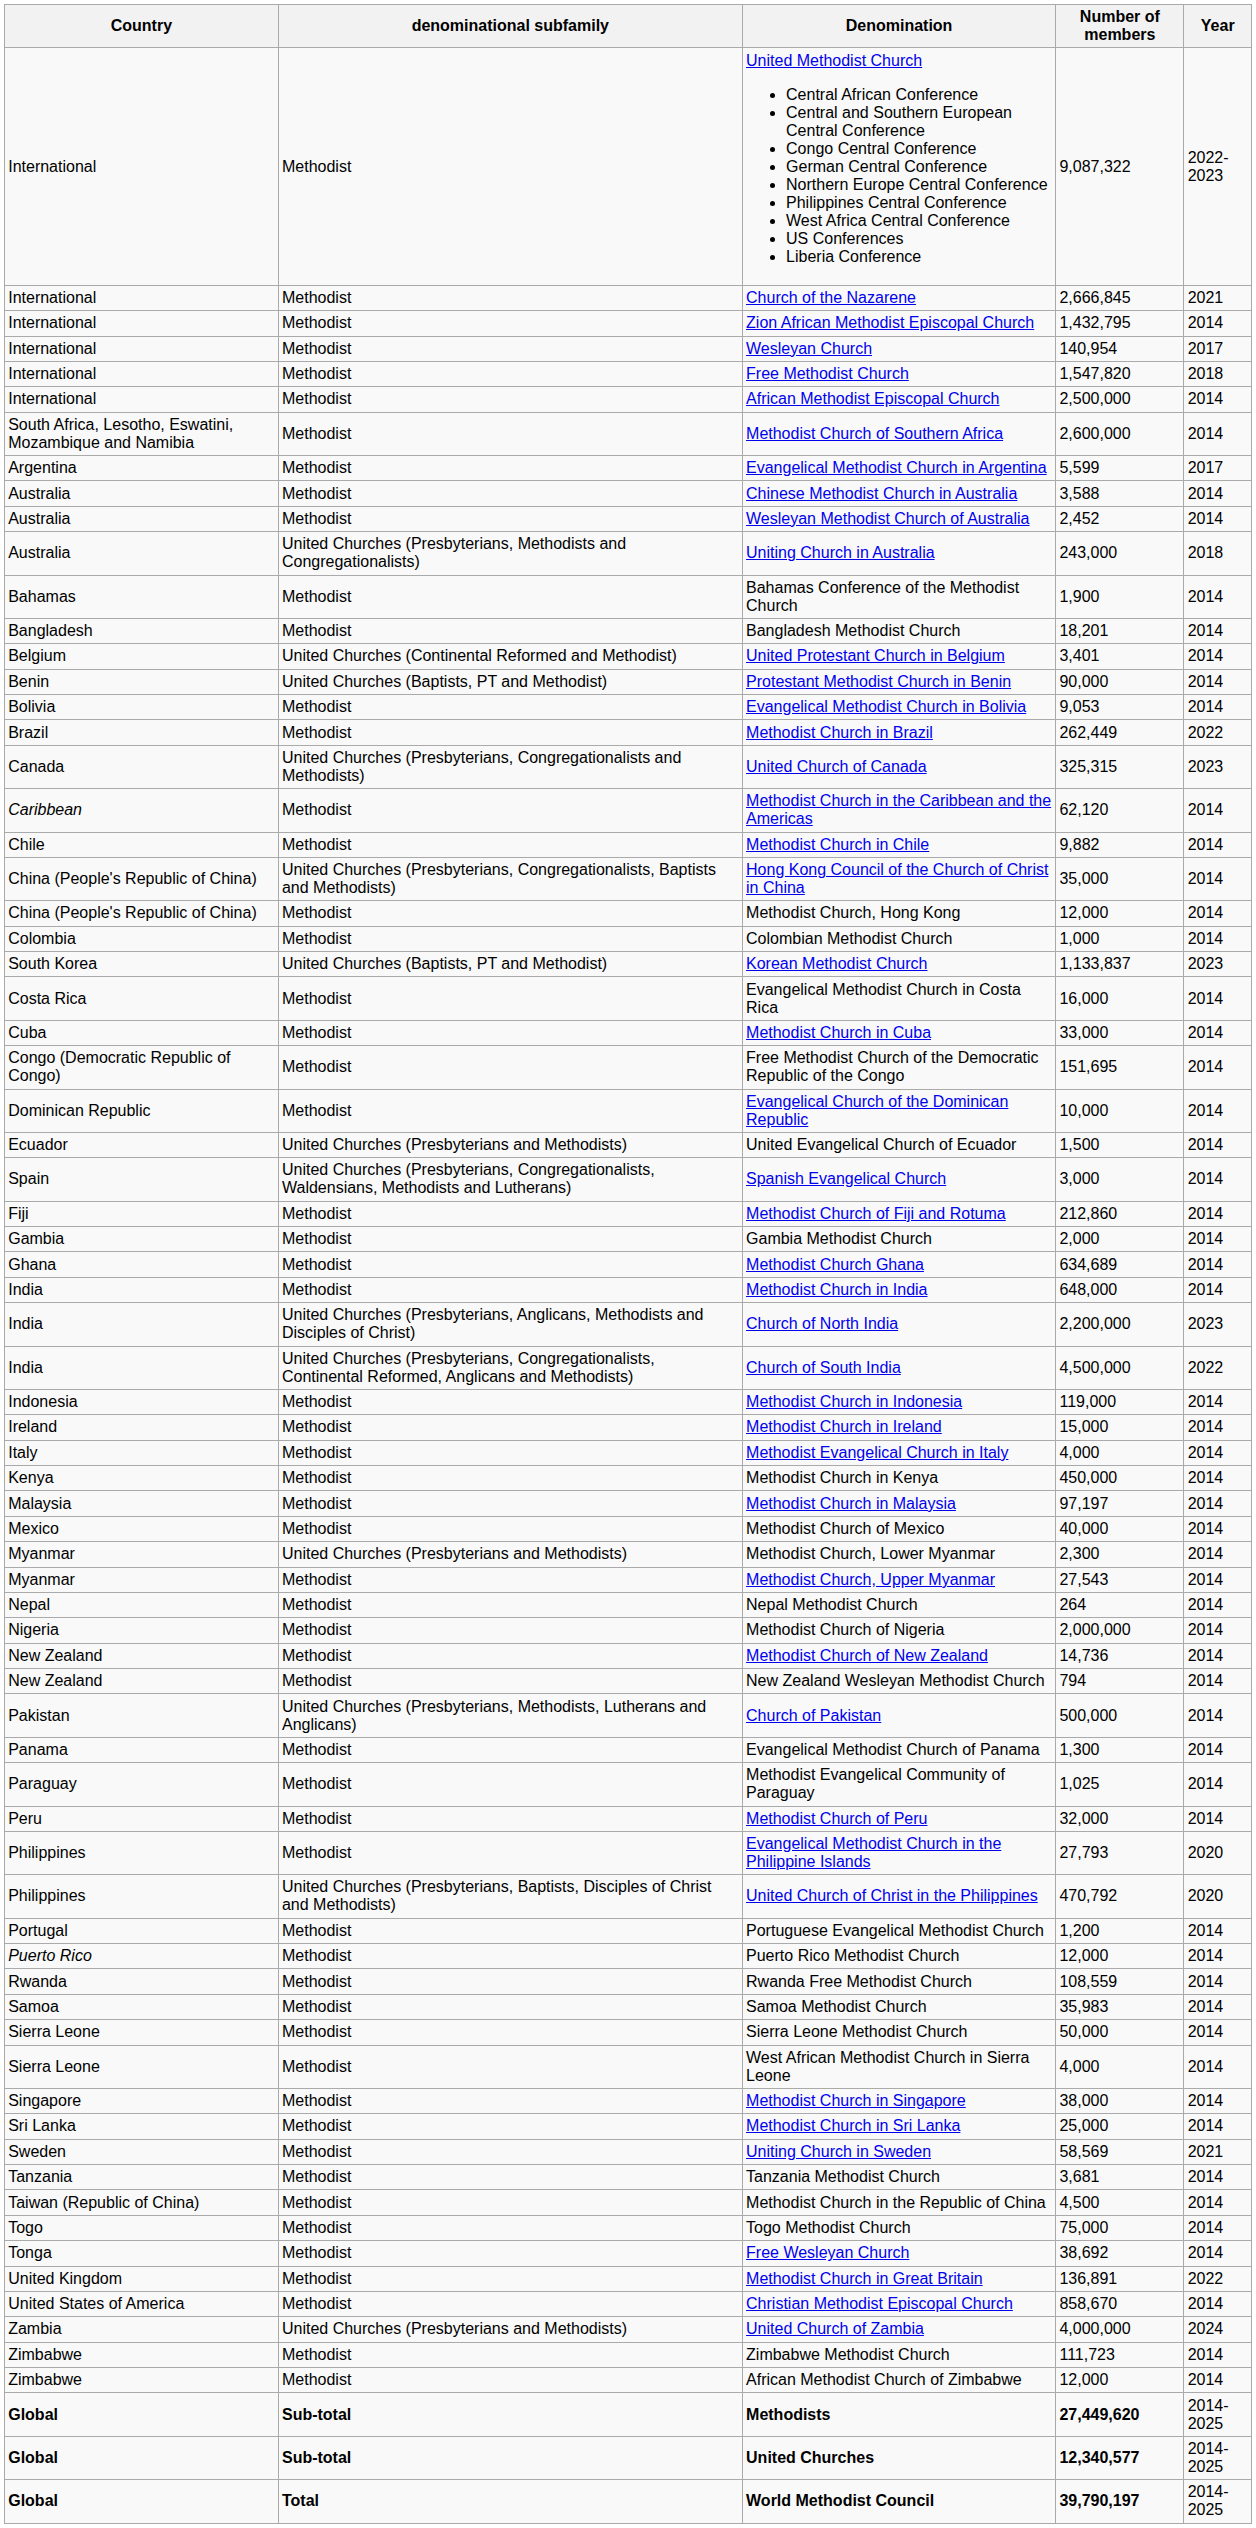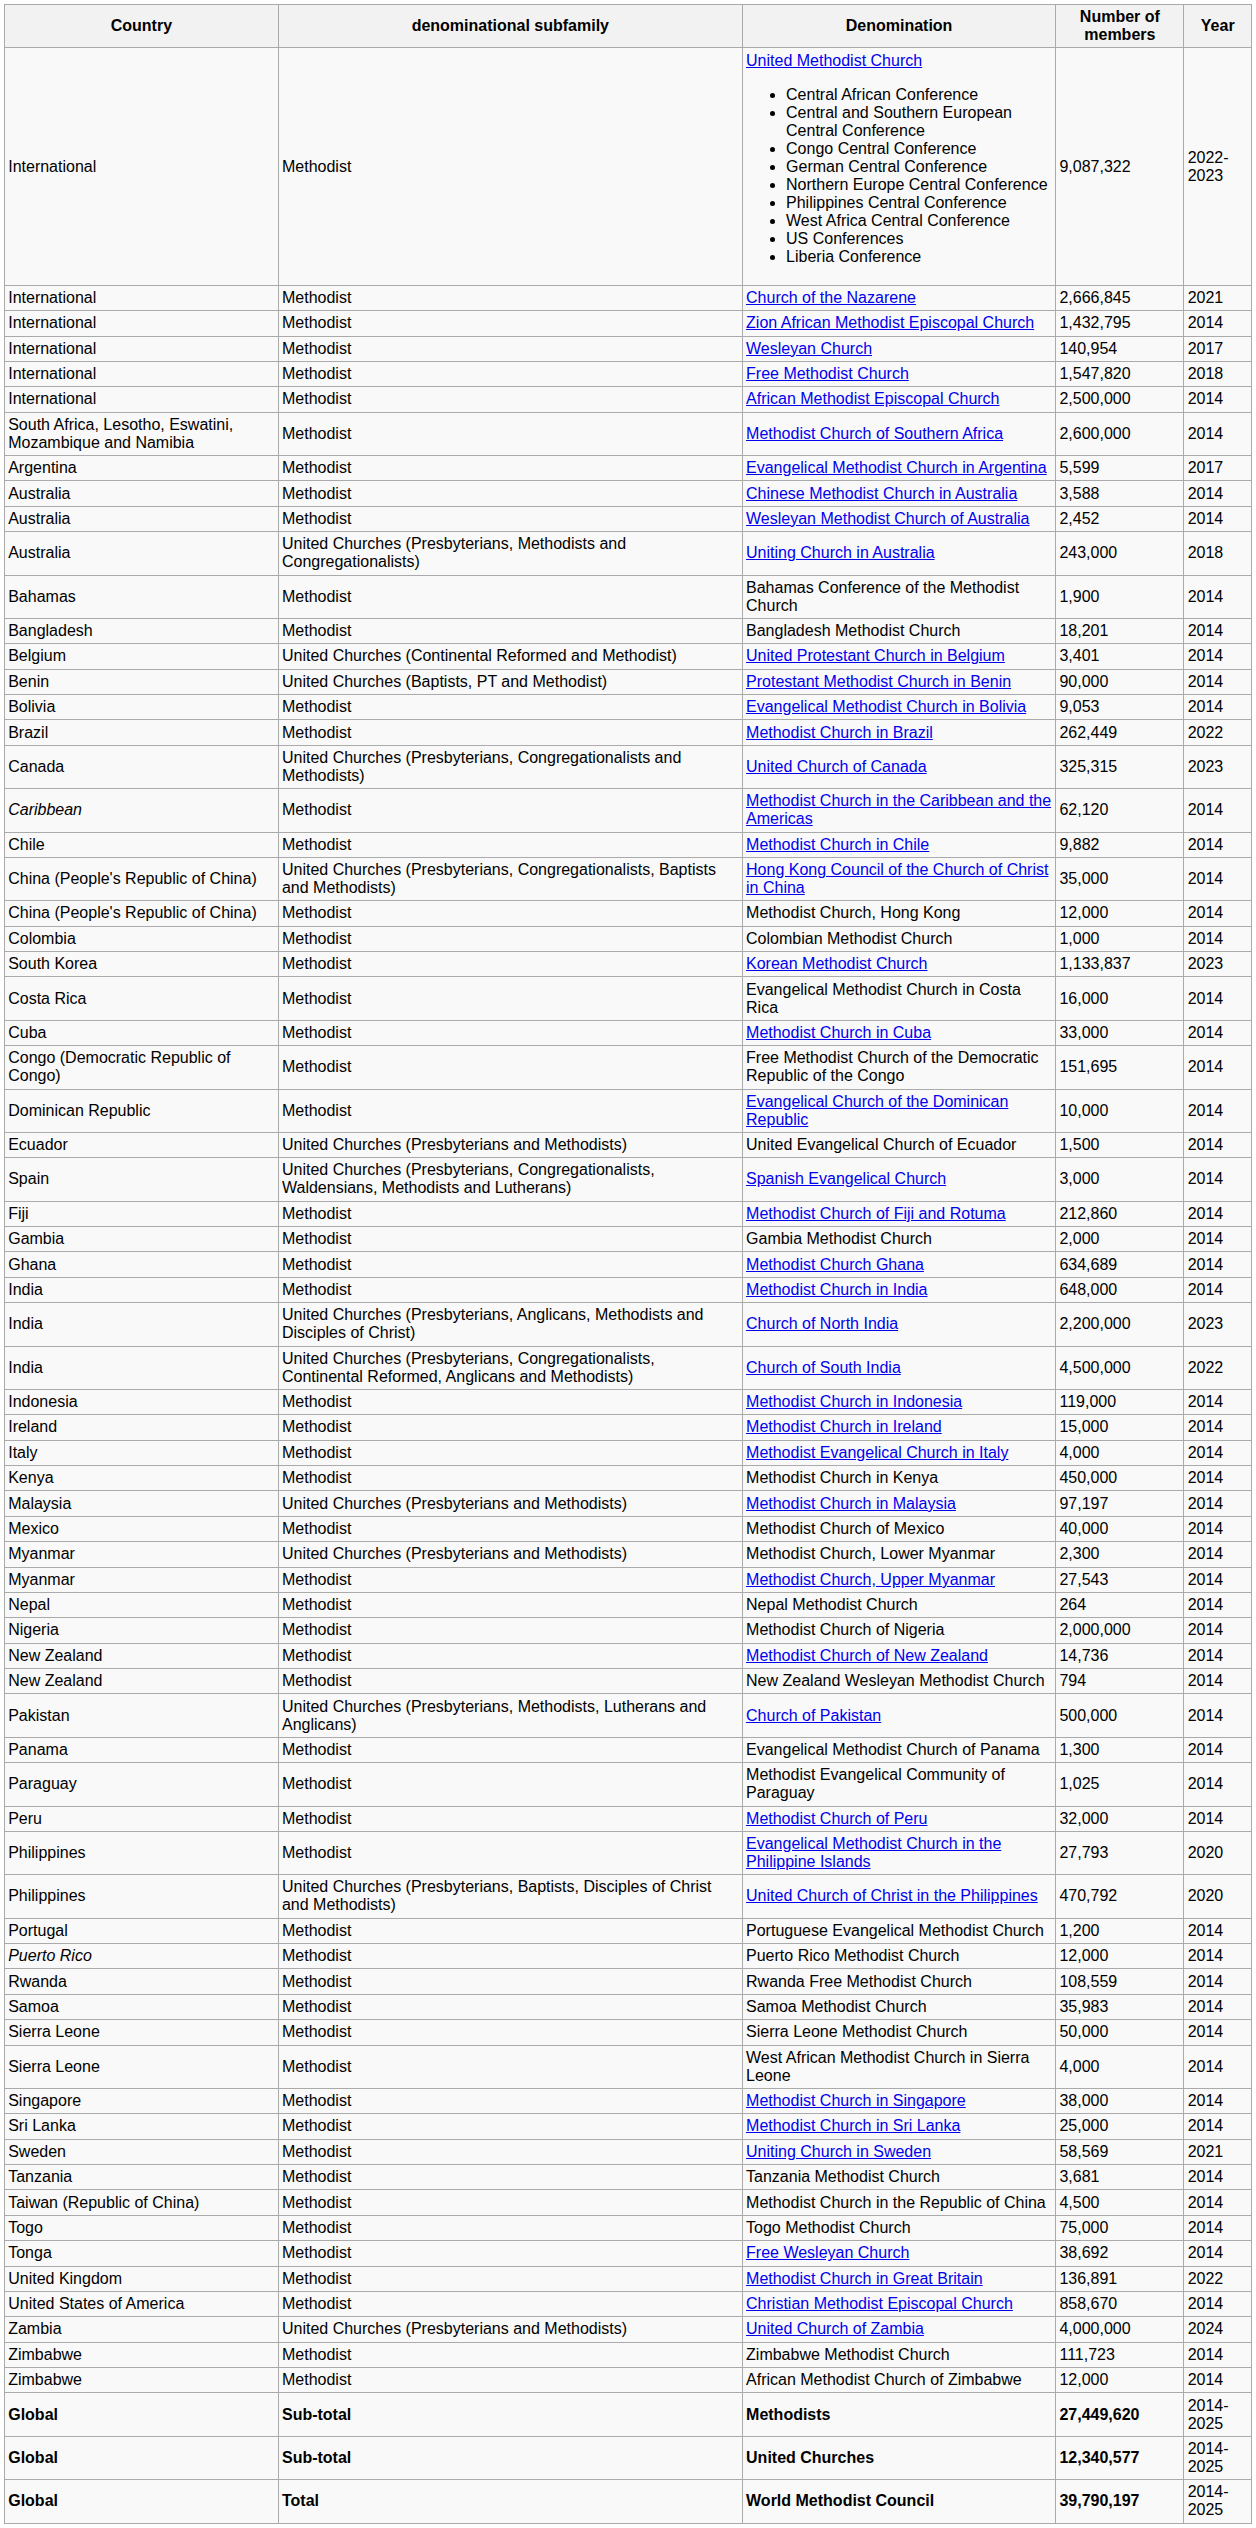(445, 964) United Churches (Baptists, PT and Methodist) -> (317, 964) Methodist
(317, 1503) Methodist -> (454, 1503) United Churches (Presbyterians and Methodists)
